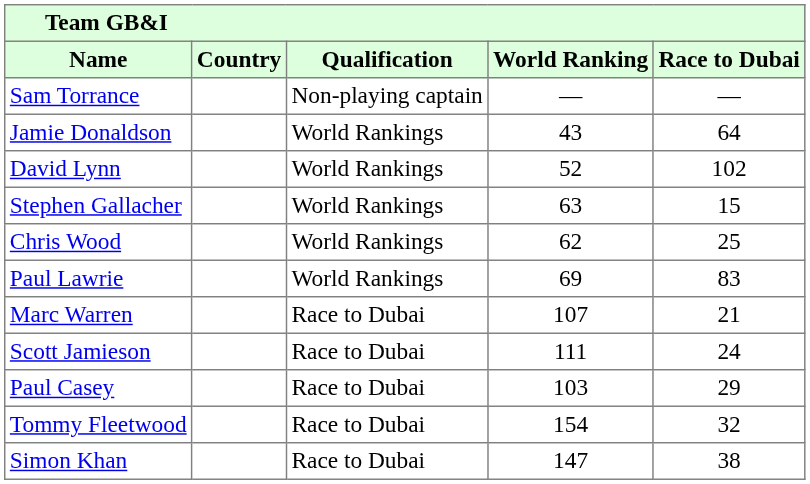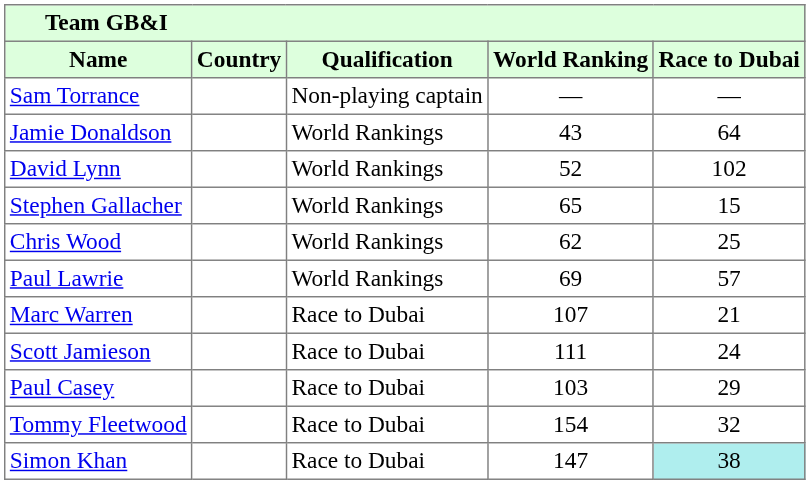(571, 205) 63 -> (571, 205) 65
(729, 278) 83 -> (729, 278) 57
(729, 460) no background -> (729, 460) paleturquoise background
